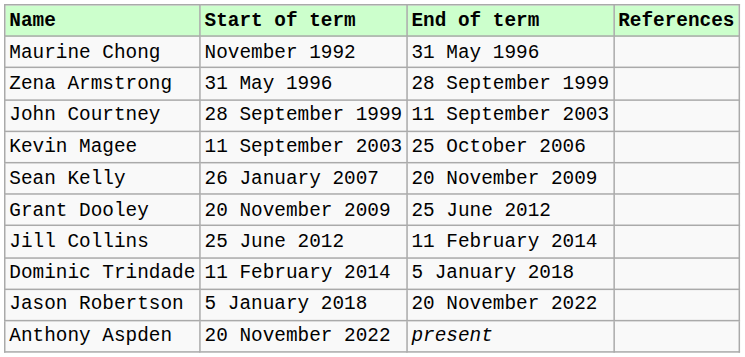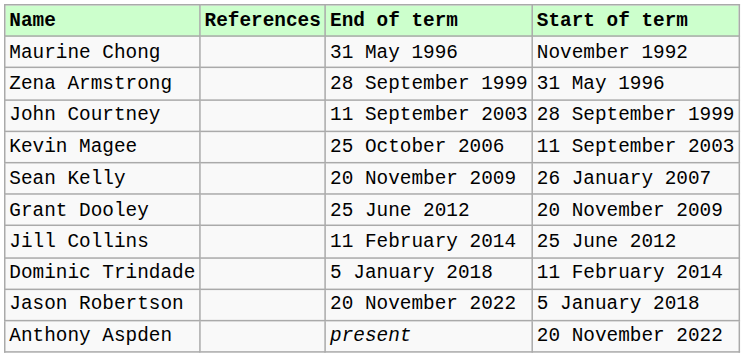columns swapped: (280, 21) <-> (676, 21)
